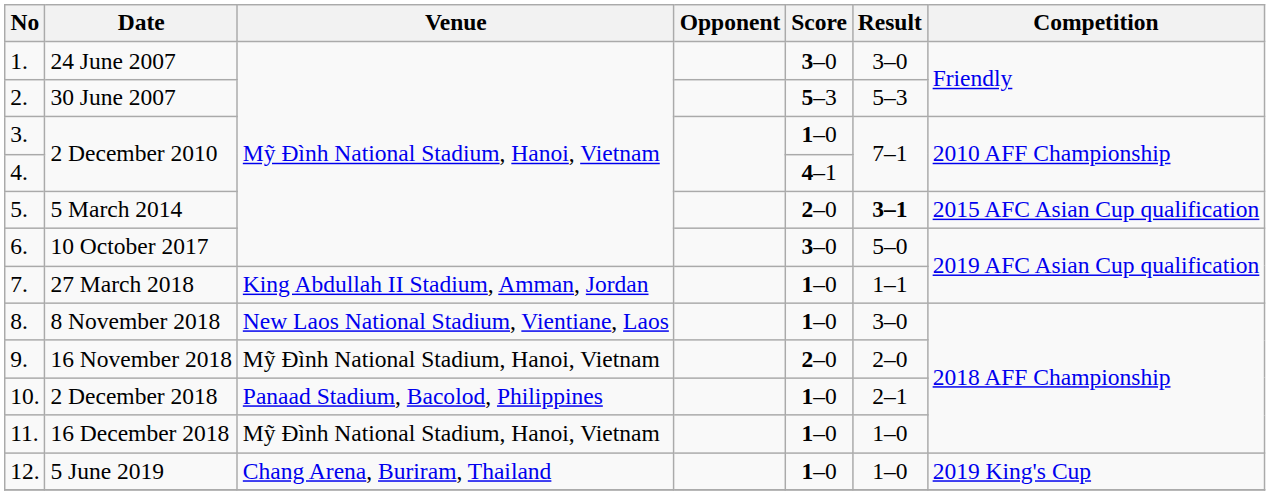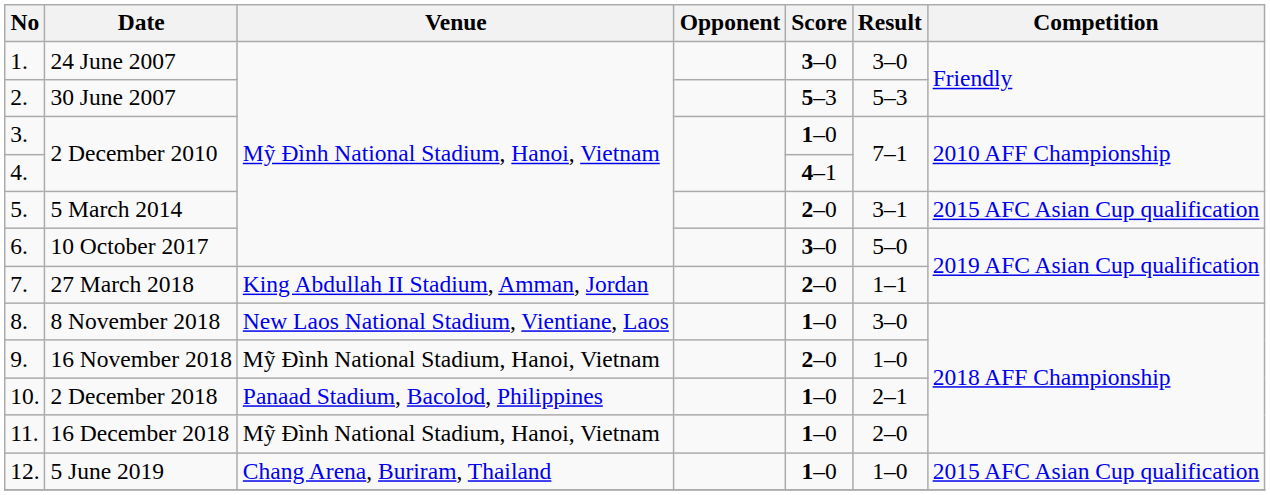(890, 209) bold -> (890, 209) normal
(819, 284) 1–0 -> (819, 284) 2–0
(890, 358) 2–0 -> (890, 358) 1–0
(890, 433) 1–0 -> (890, 433) 2–0
(1012, 470) 2019 King's Cup -> (1096, 470) 2015 AFC Asian Cup qualification
